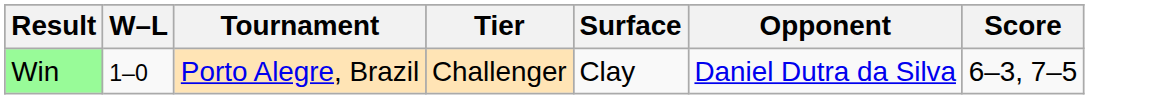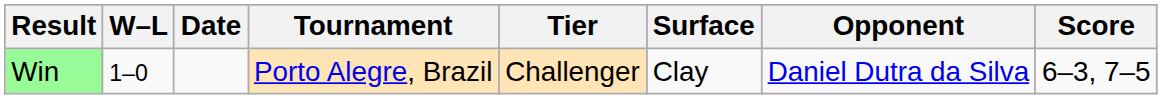+ column: (211, 26)
